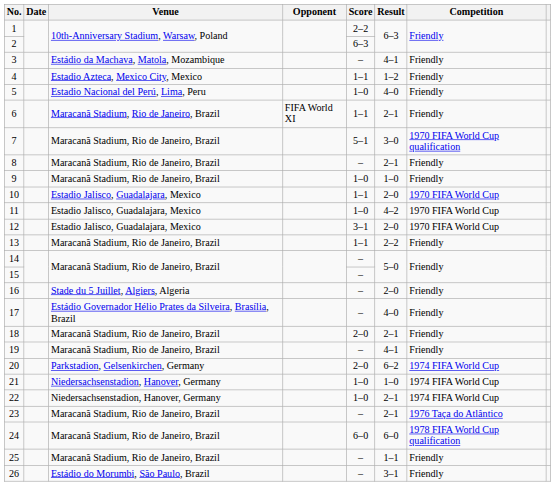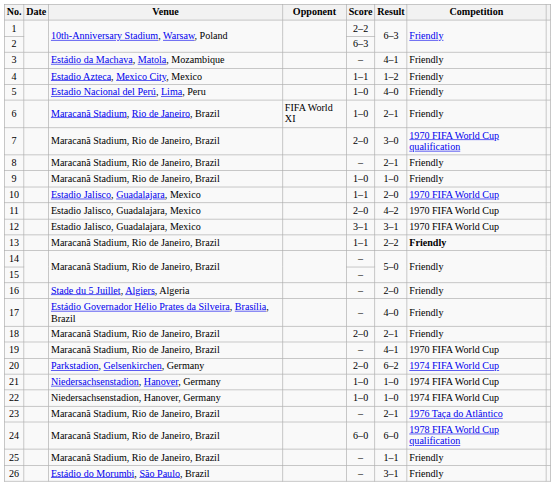(361, 114) 1–1 -> (361, 114) 1–0
(361, 141) 5–1 -> (361, 141) 2–0
(361, 211) 1–0 -> (361, 211) 2–0
(391, 227) 2–0 -> (391, 227) 3–1
(426, 242) normal -> (428, 242) bold
(426, 350) Friendly -> (454, 350) 1970 FIFA World Cup
(391, 398) 2–1 -> (391, 398) 1–0
